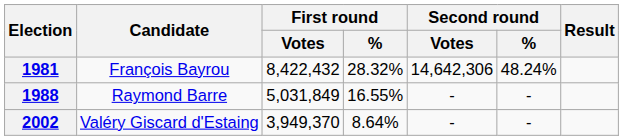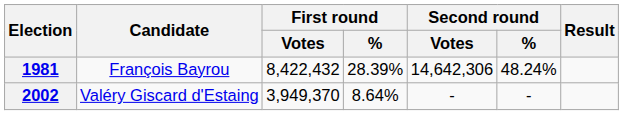(375, 69) 28.32% -> (375, 69) 28.39%
- row: (40, 95)
